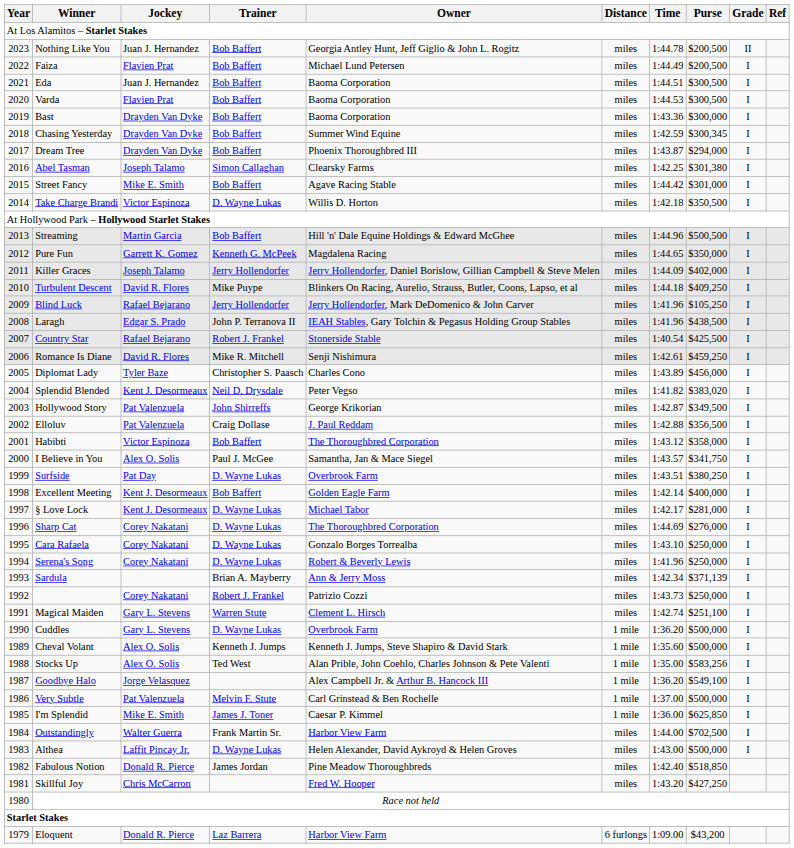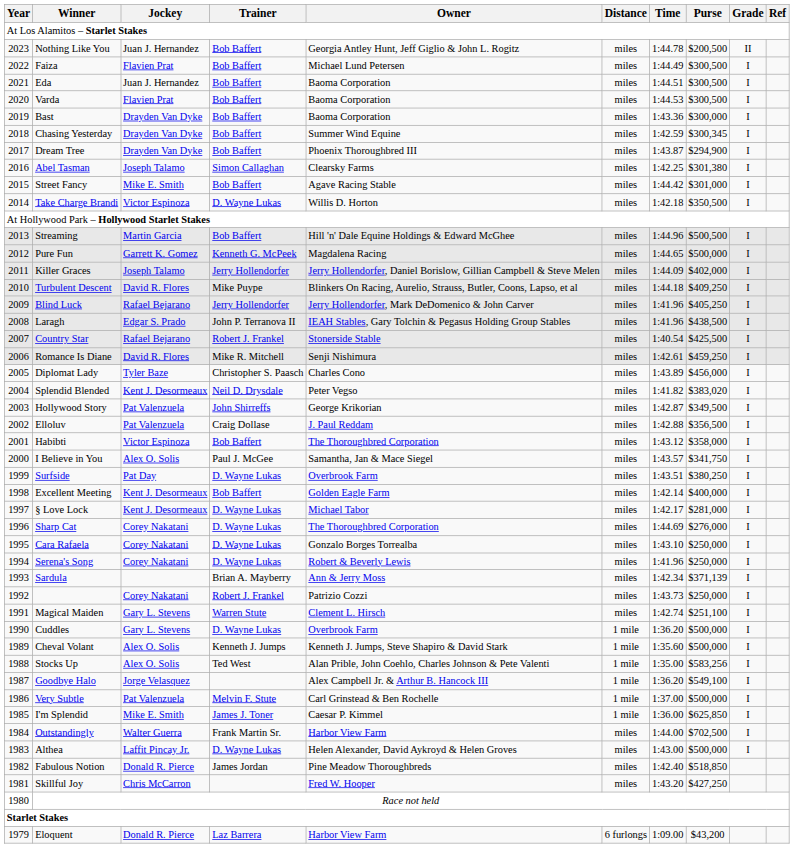(708, 65) $200,500 -> (708, 65) $300,500
(708, 151) $294,000 -> (708, 151) $294,900
(708, 253) $350,000 -> (708, 253) $500,000
(708, 304) $105,250 -> (708, 304) $405,250
